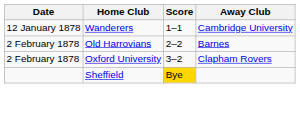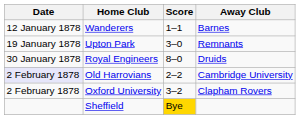(245, 28) Cambridge University -> (214, 28) Barnes
+ row: (110, 43)
+ row: (121, 59)
(43, 43) no background -> (43, 75) lavender background
(214, 43) Barnes -> (245, 75) Cambridge University
